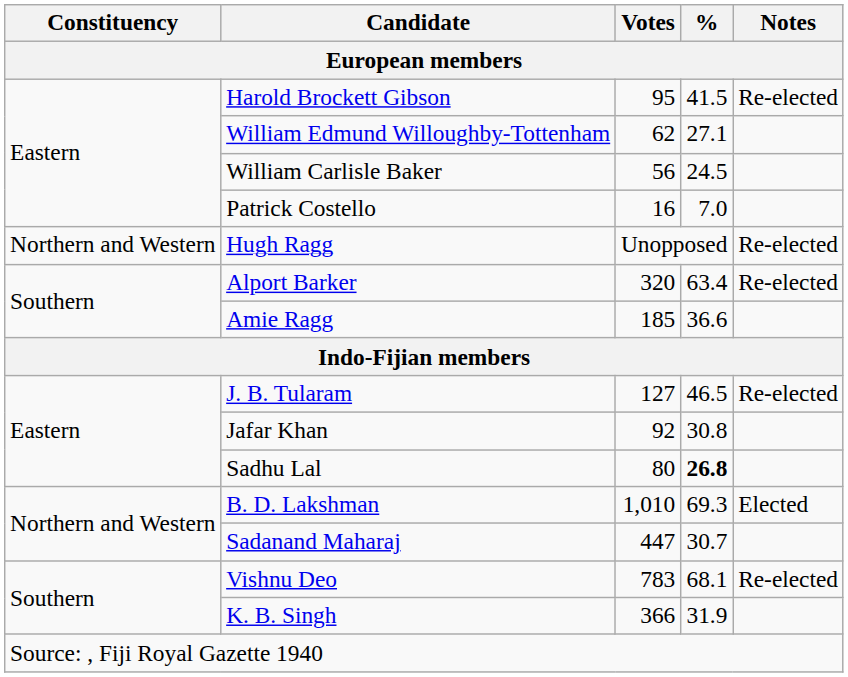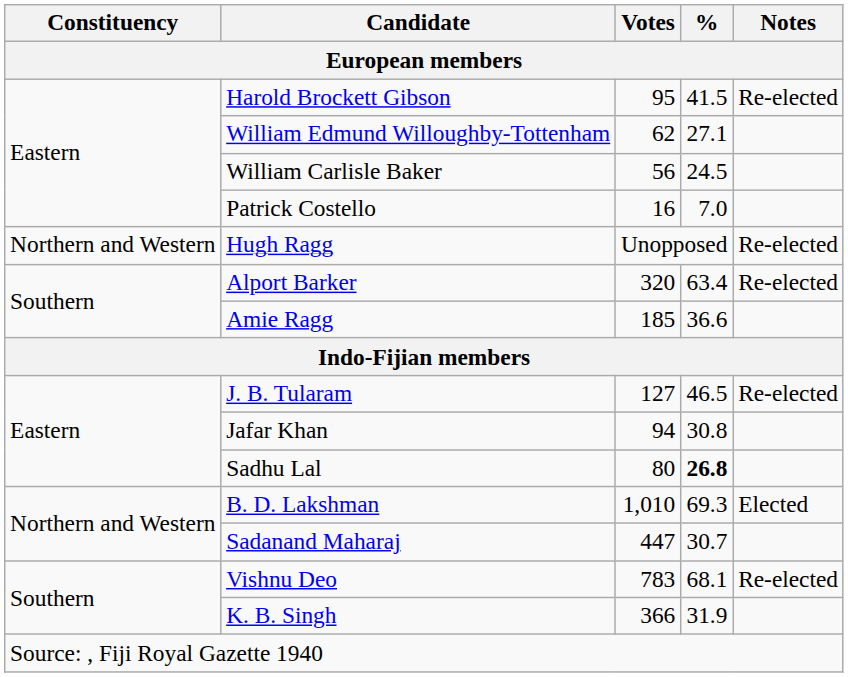(664, 430) 92 -> (664, 430) 94
